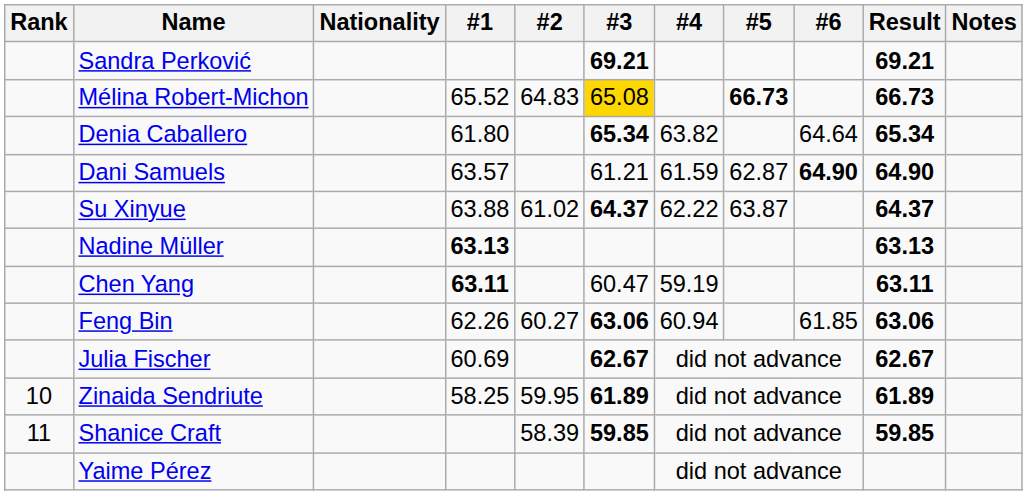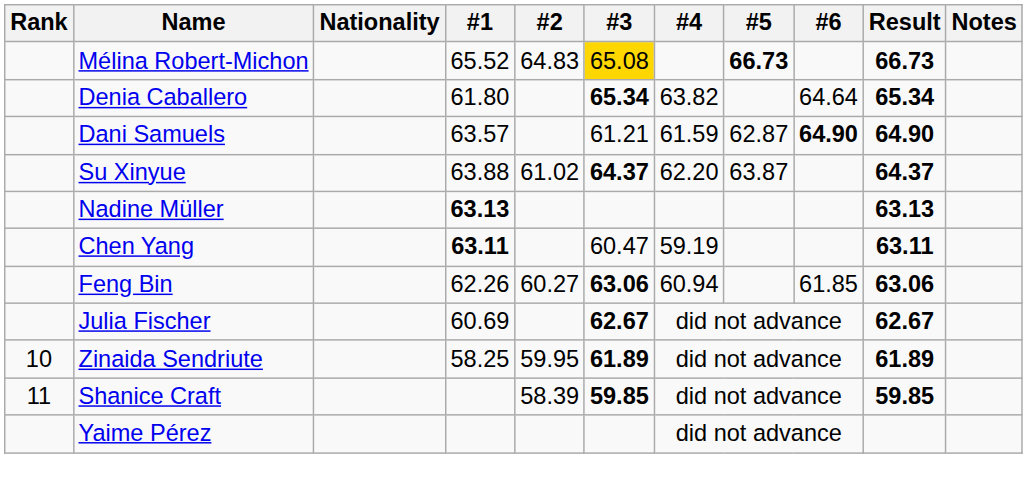- row: (165, 60)
(689, 209) 62.22 -> (689, 172) 62.20
